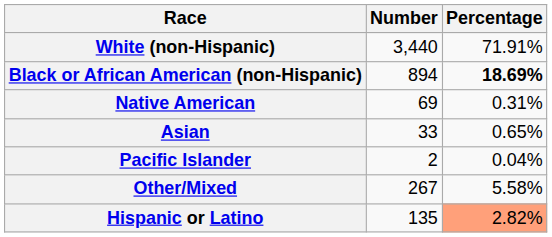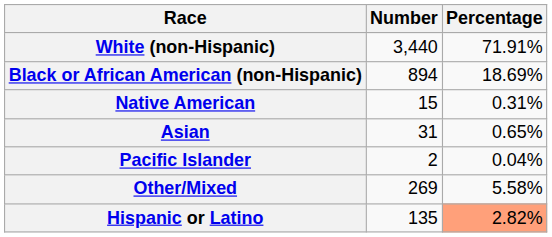(512, 75) bold -> (512, 75) normal
(428, 103) 69 -> (428, 103) 15
(428, 132) 33 -> (428, 132) 31
(423, 189) 267 -> (423, 189) 269
